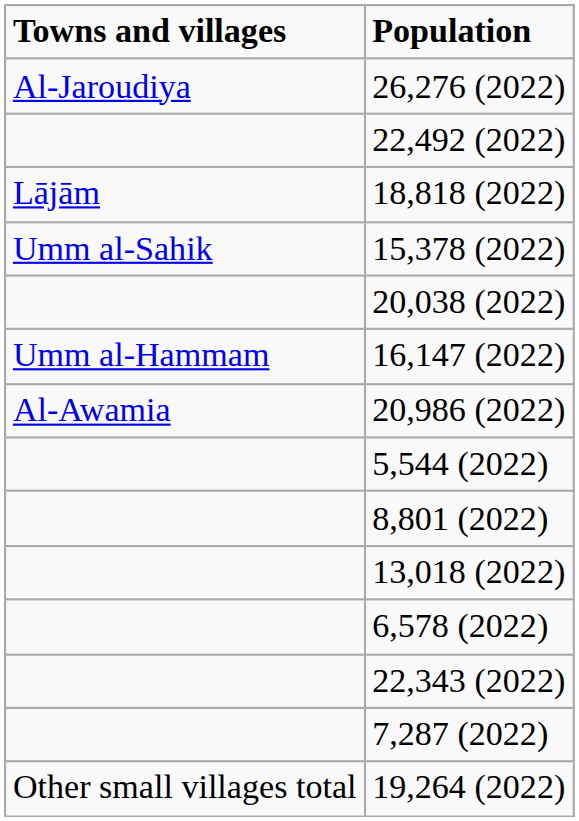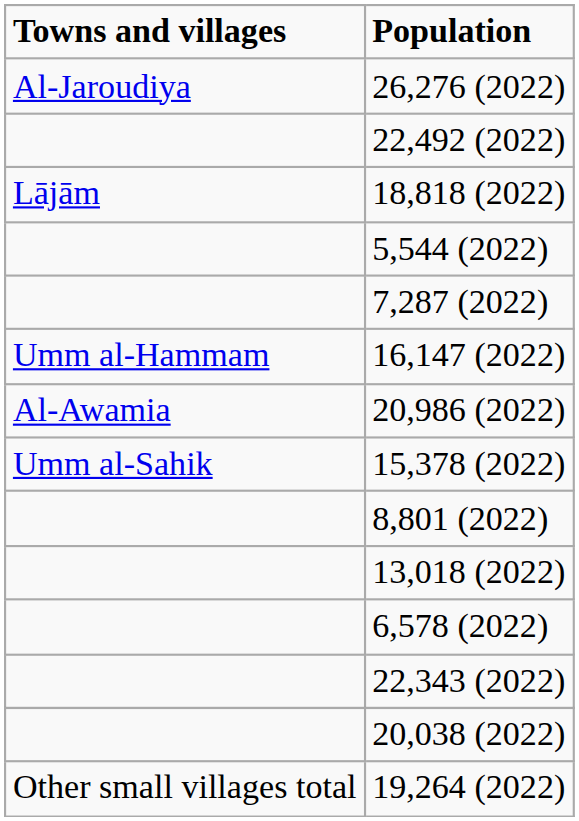rows swapped: (469, 247) <-> (460, 463)
rows swapped: (460, 734) <-> (469, 301)
